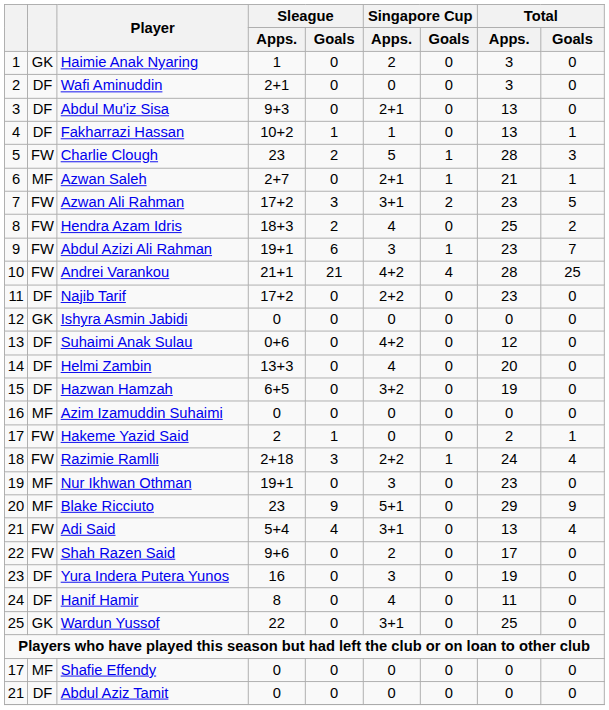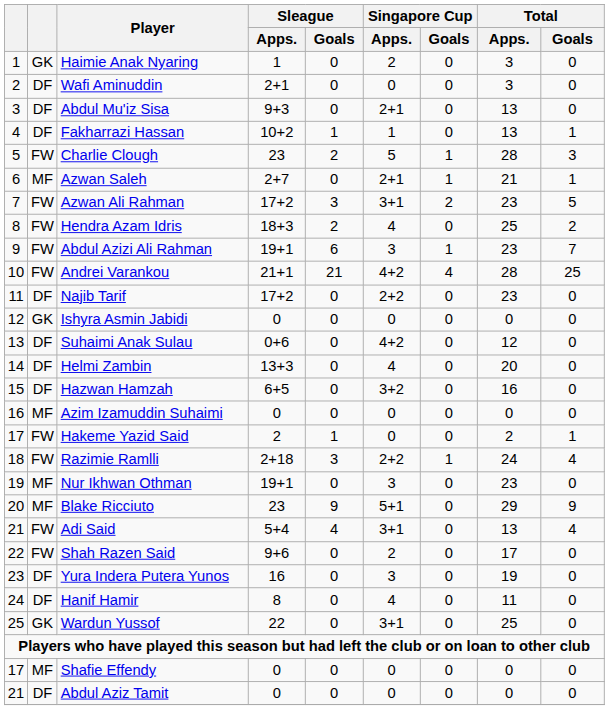(509, 389) 19 -> (509, 389) 16
